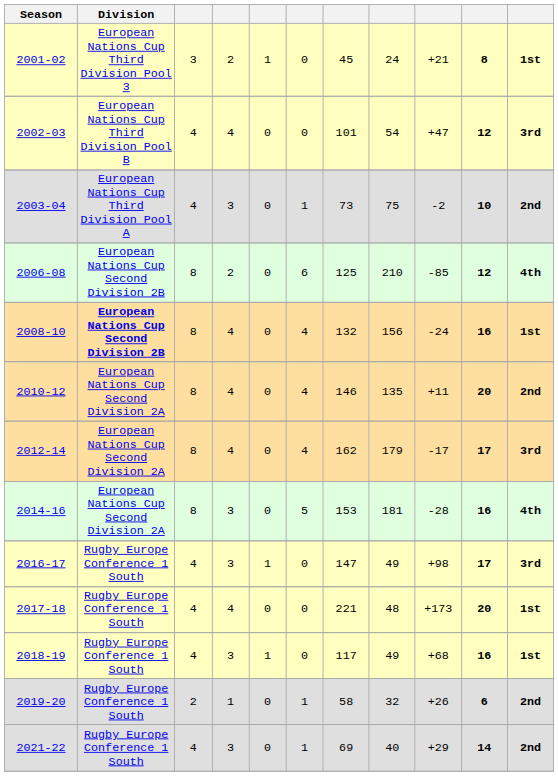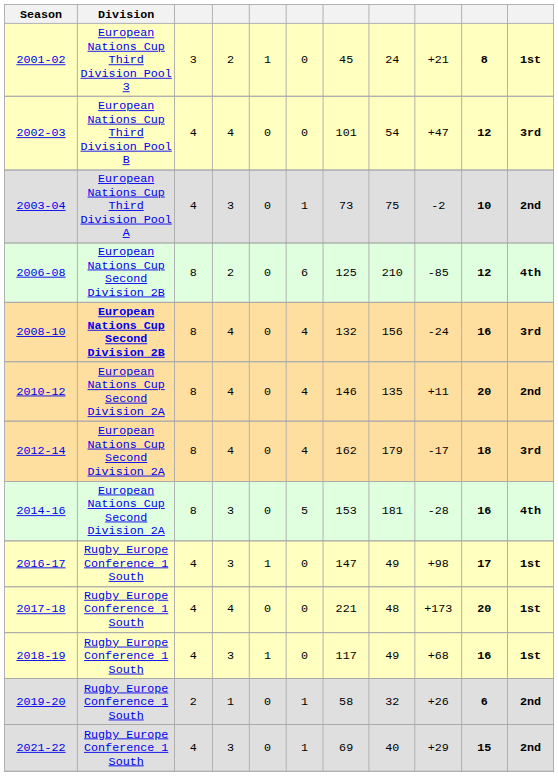(530, 332) 1st -> (530, 332) 3rd
(484, 451) 17 -> (484, 451) 18
(530, 564) 3rd -> (530, 564) 1st
(484, 748) 14 -> (484, 748) 15
